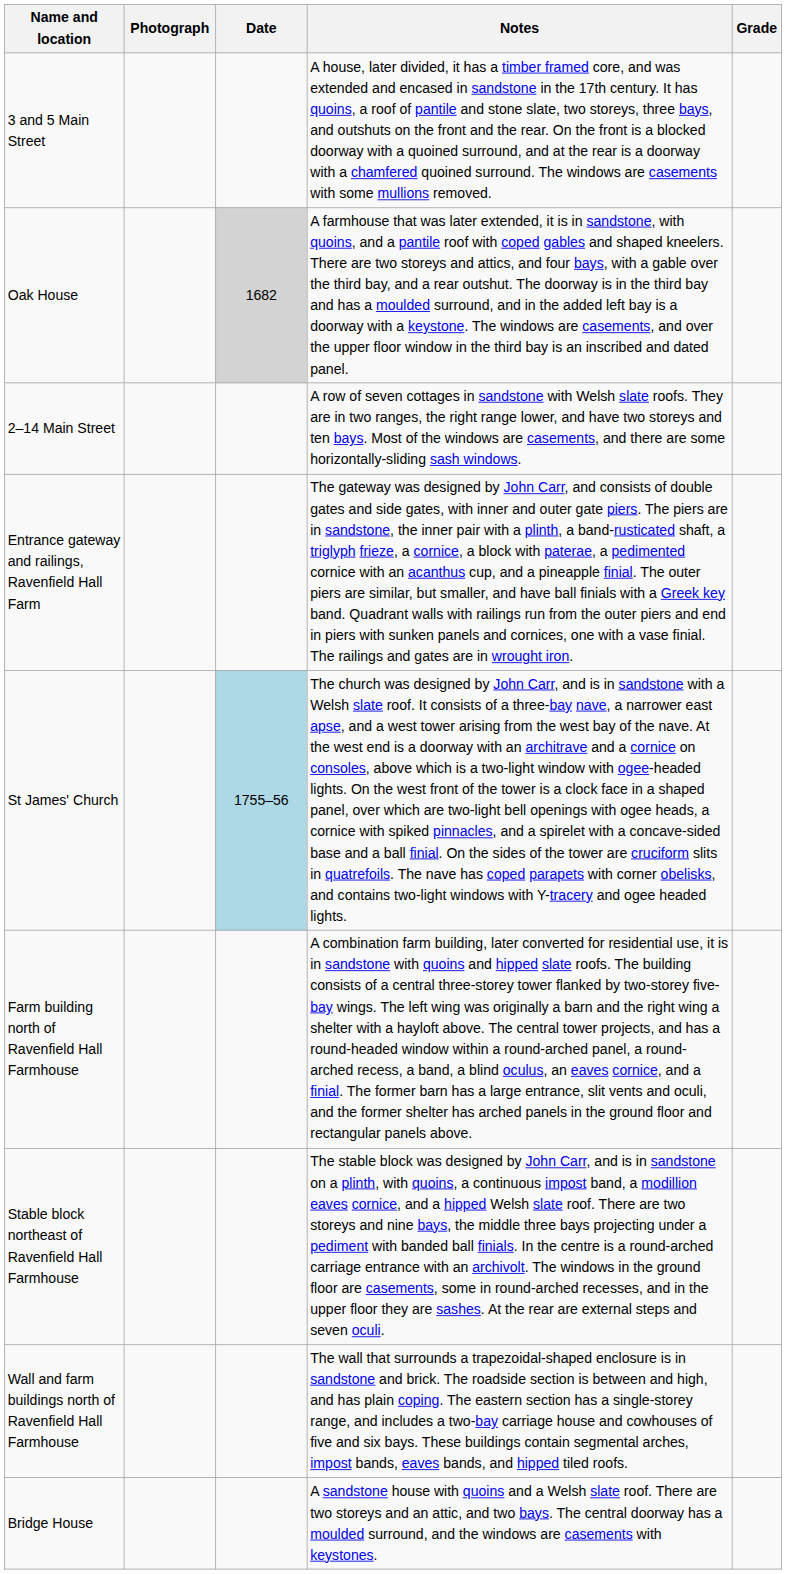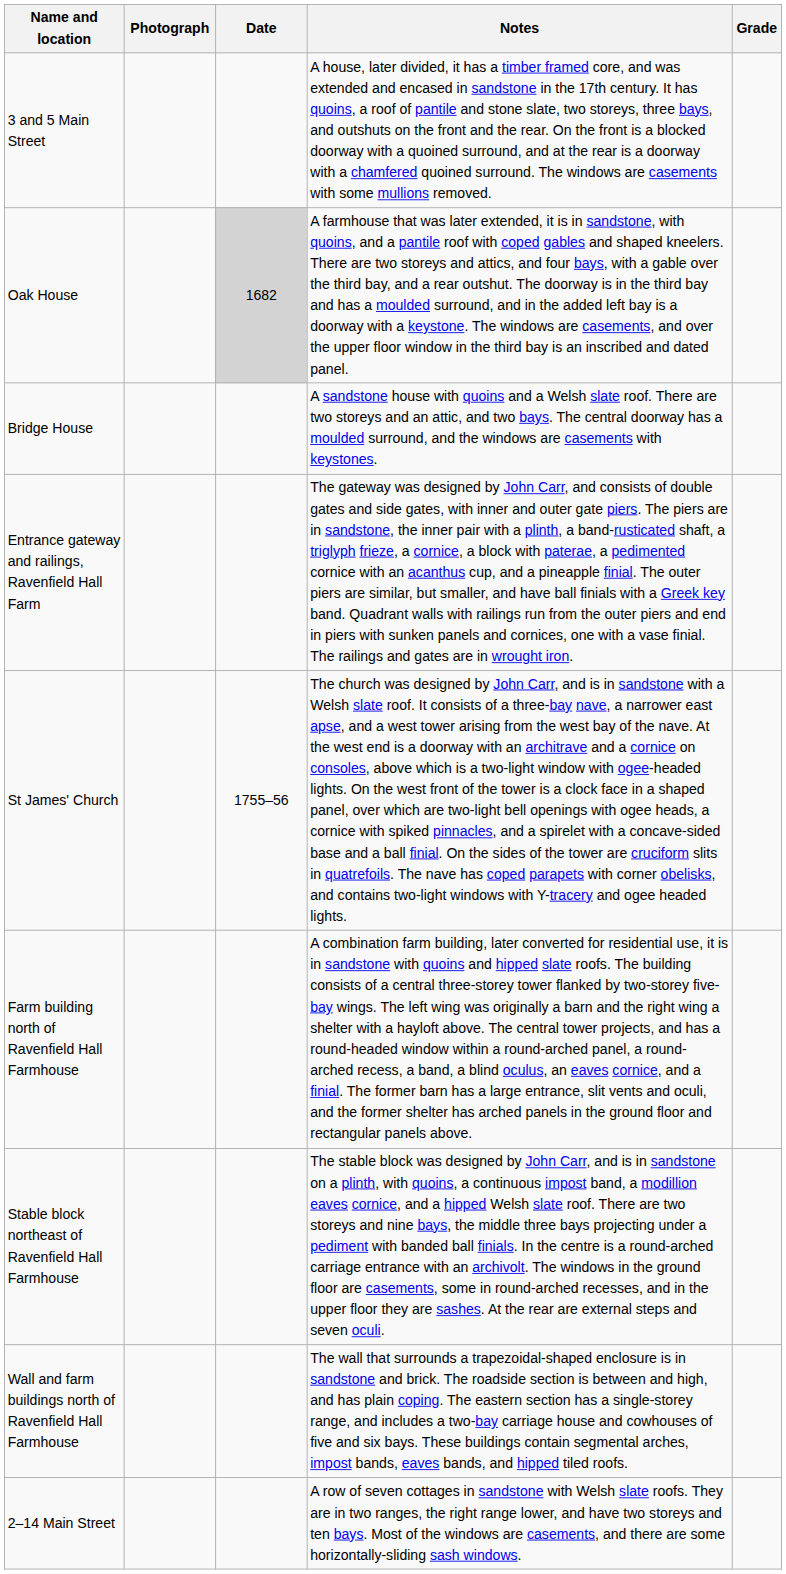rows swapped: (50, 1523) <-> (61, 428)
(261, 800) lightblue background -> (261, 800) no background
